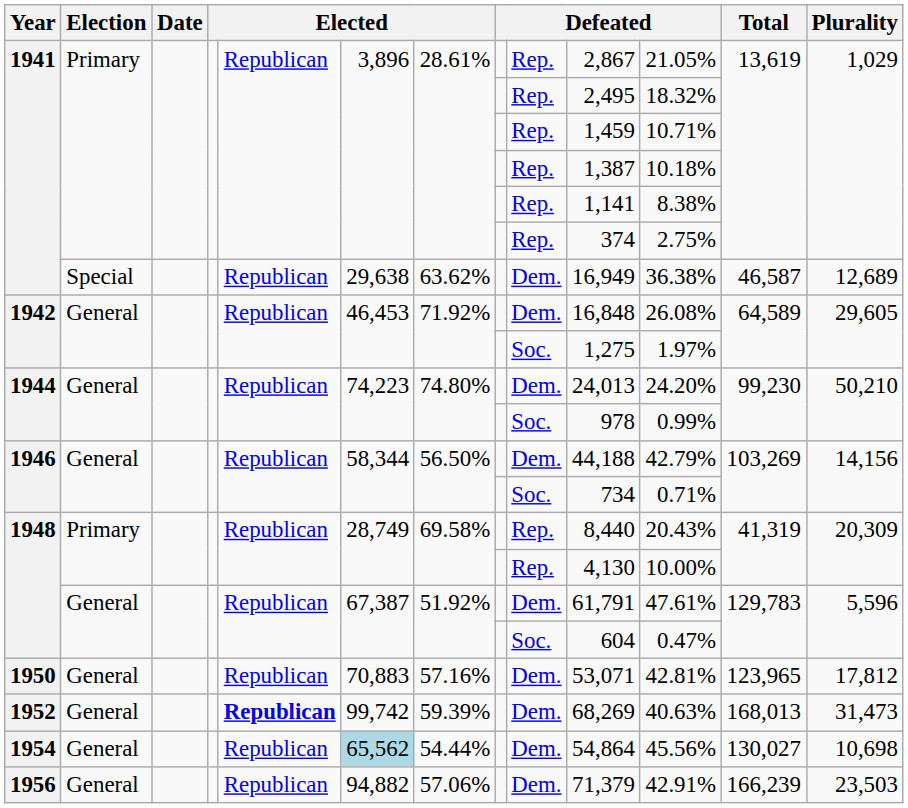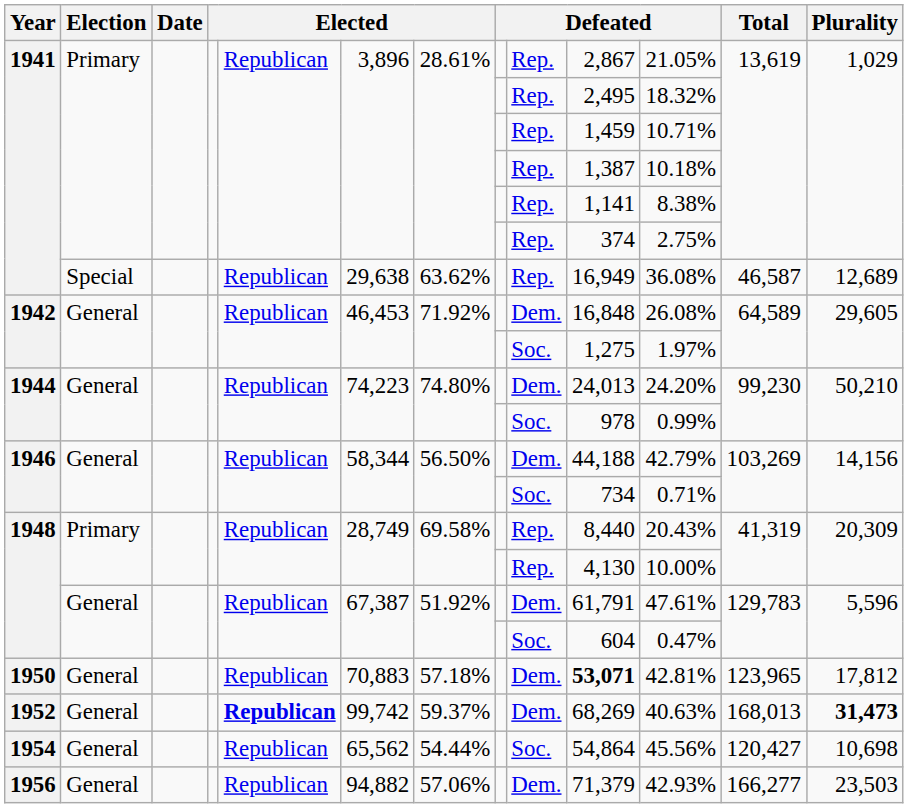(536, 276) Dem. -> (533, 276) Rep.
(681, 276) 36.38% -> (681, 276) 36.08%
(455, 675) 57.16% -> (455, 675) 57.18%
(604, 675) normal -> (604, 675) bold
(455, 712) 59.39% -> (455, 712) 59.37%
(866, 712) normal -> (866, 712) bold
(378, 748) lightblue background -> (378, 748) no background
(536, 748) Dem. -> (531, 748) Soc.
(764, 748) 130,027 -> (764, 748) 120,427
(681, 784) 42.91% -> (681, 784) 42.93%
(764, 784) 166,239 -> (764, 784) 166,277
